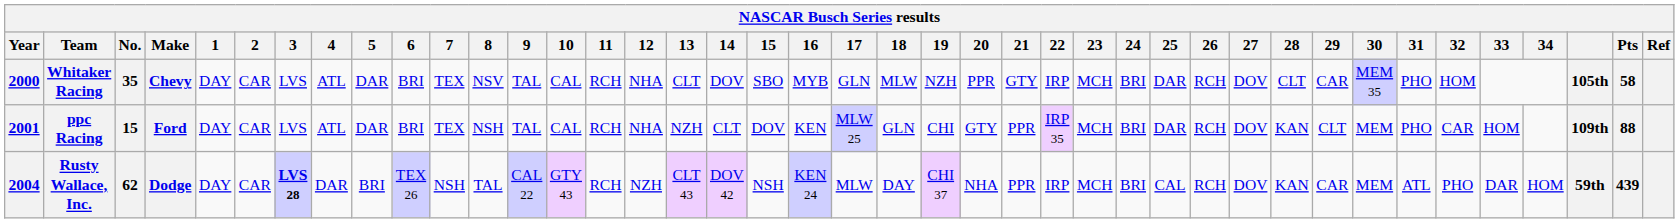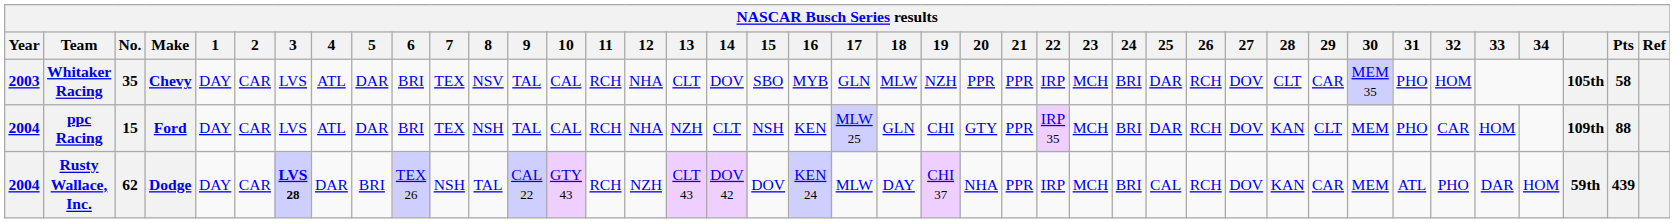(24, 81) 2000 -> (24, 81) 2003
(1022, 81) GTY -> (1019, 81) PPR
(24, 128) 2001 -> (24, 128) 2004
(768, 128) DOV -> (768, 128) NSH
(768, 184) NSH -> (768, 184) DOV
